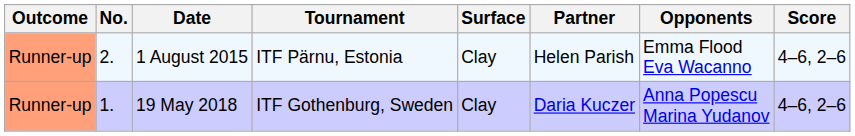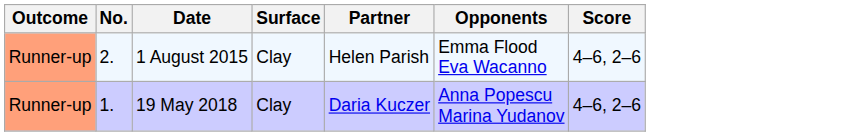- column: (355, 18)
